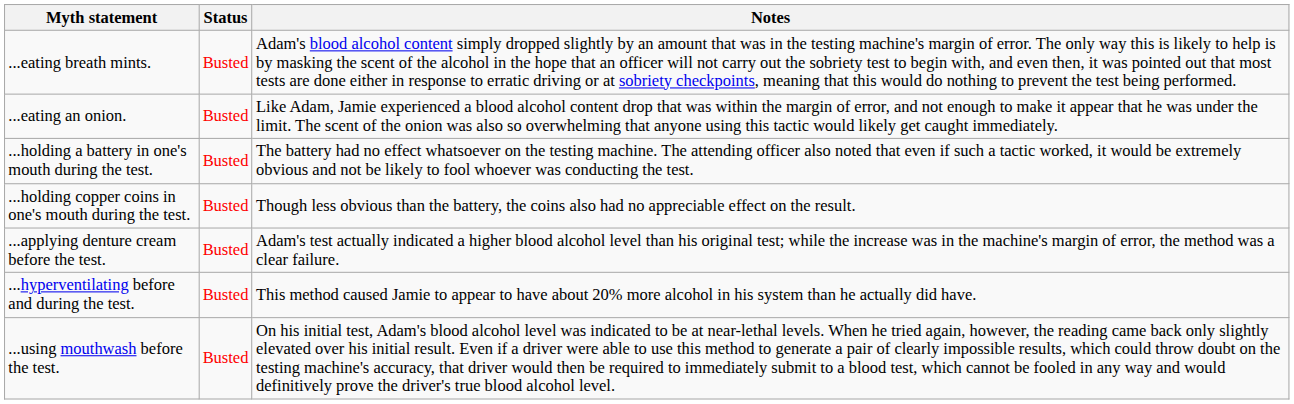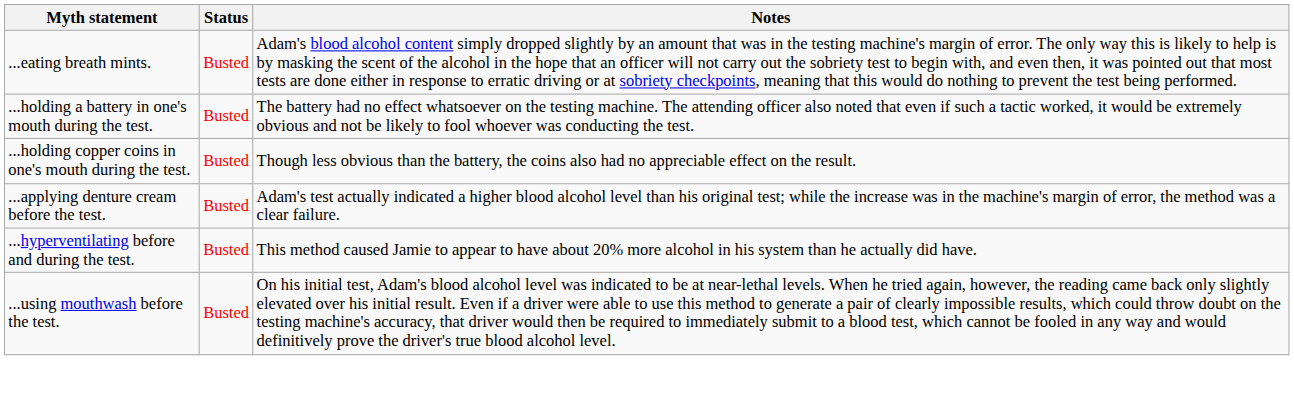- row: (67, 116)
